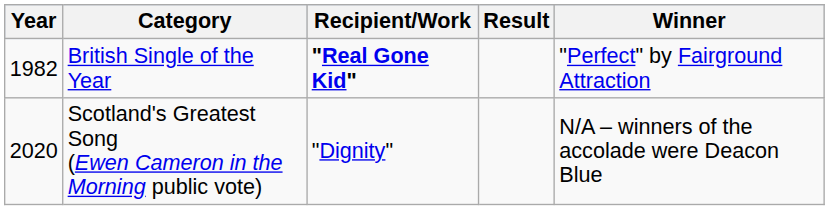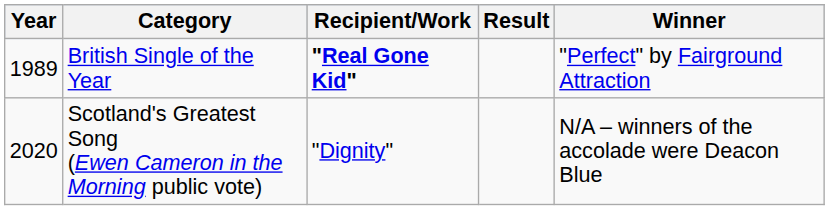(34, 68) 1982 -> (34, 68) 1989
